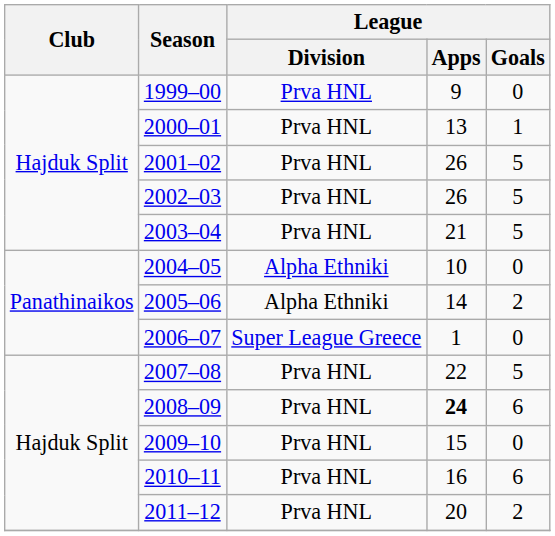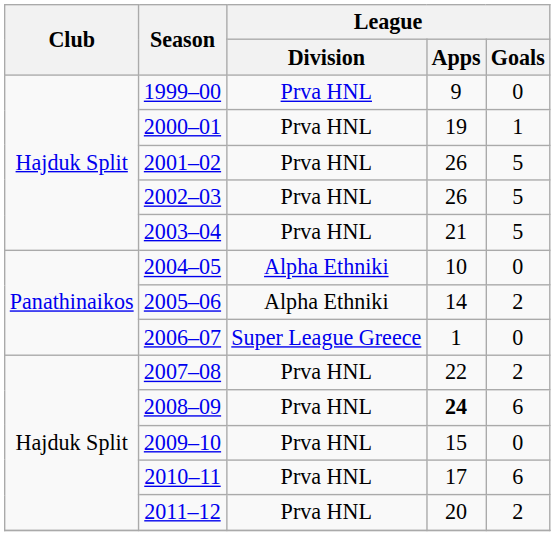(456, 127) 13 -> (456, 127) 19
(518, 372) 5 -> (518, 372) 2
(456, 477) 16 -> (456, 477) 17
